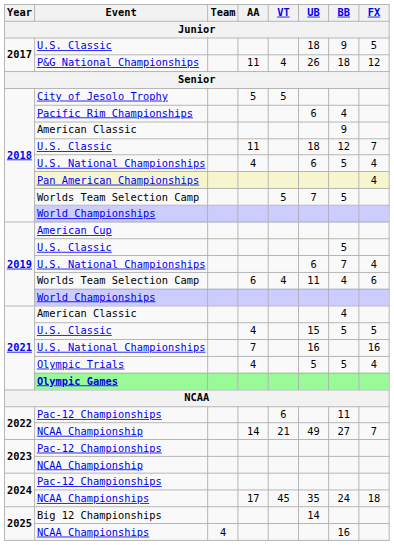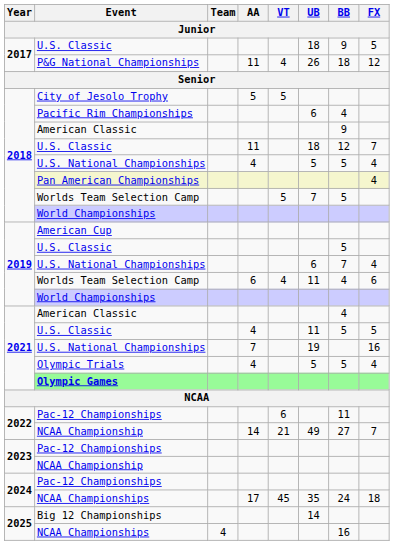(314, 164) 6 -> (314, 164) 5
(314, 331) 15 -> (314, 331) 11
(314, 348) 16 -> (314, 348) 19
